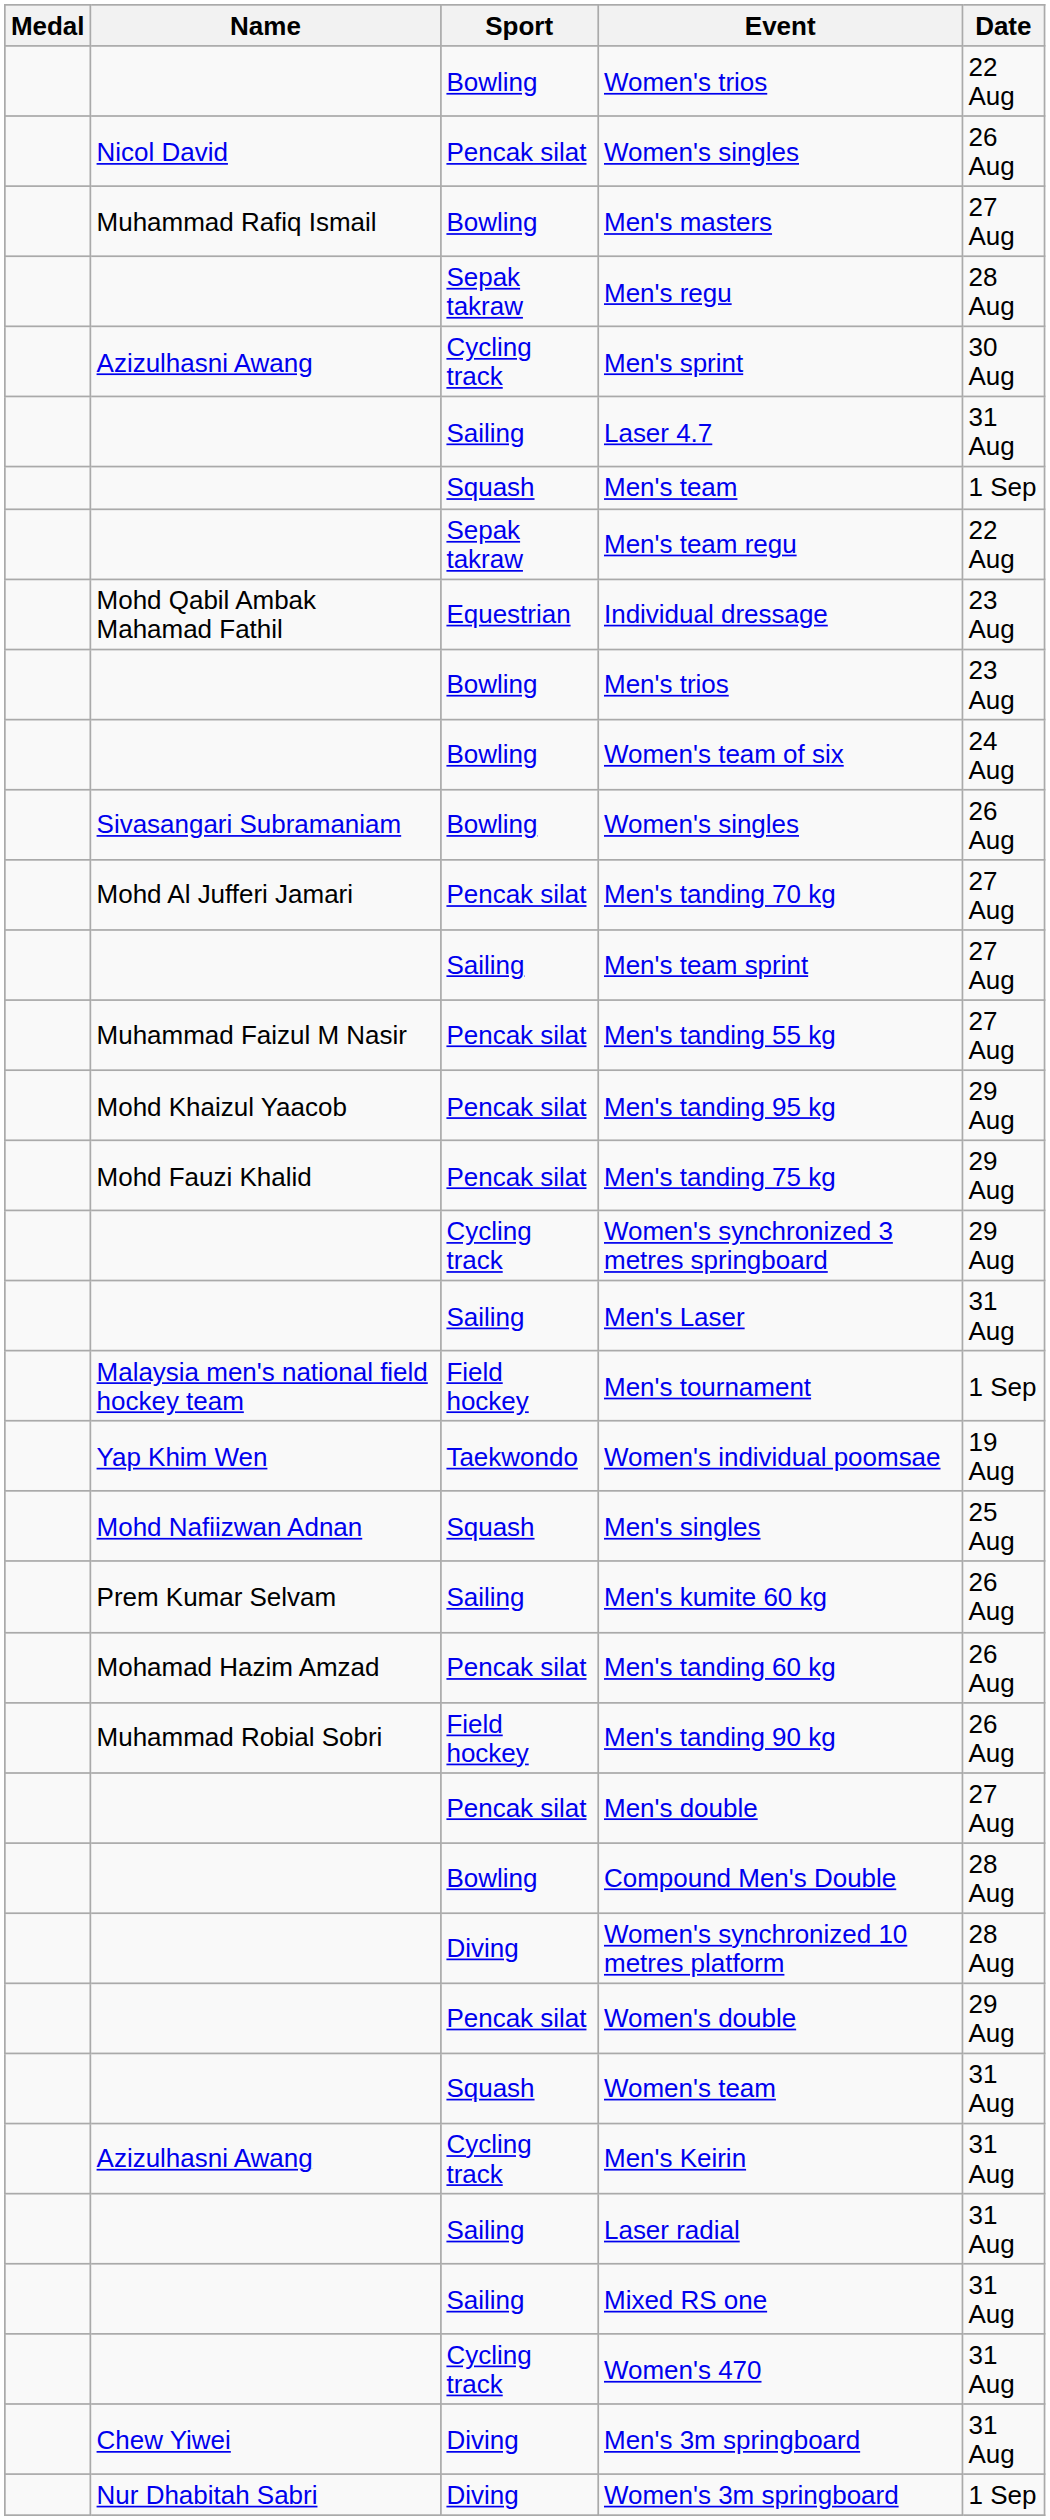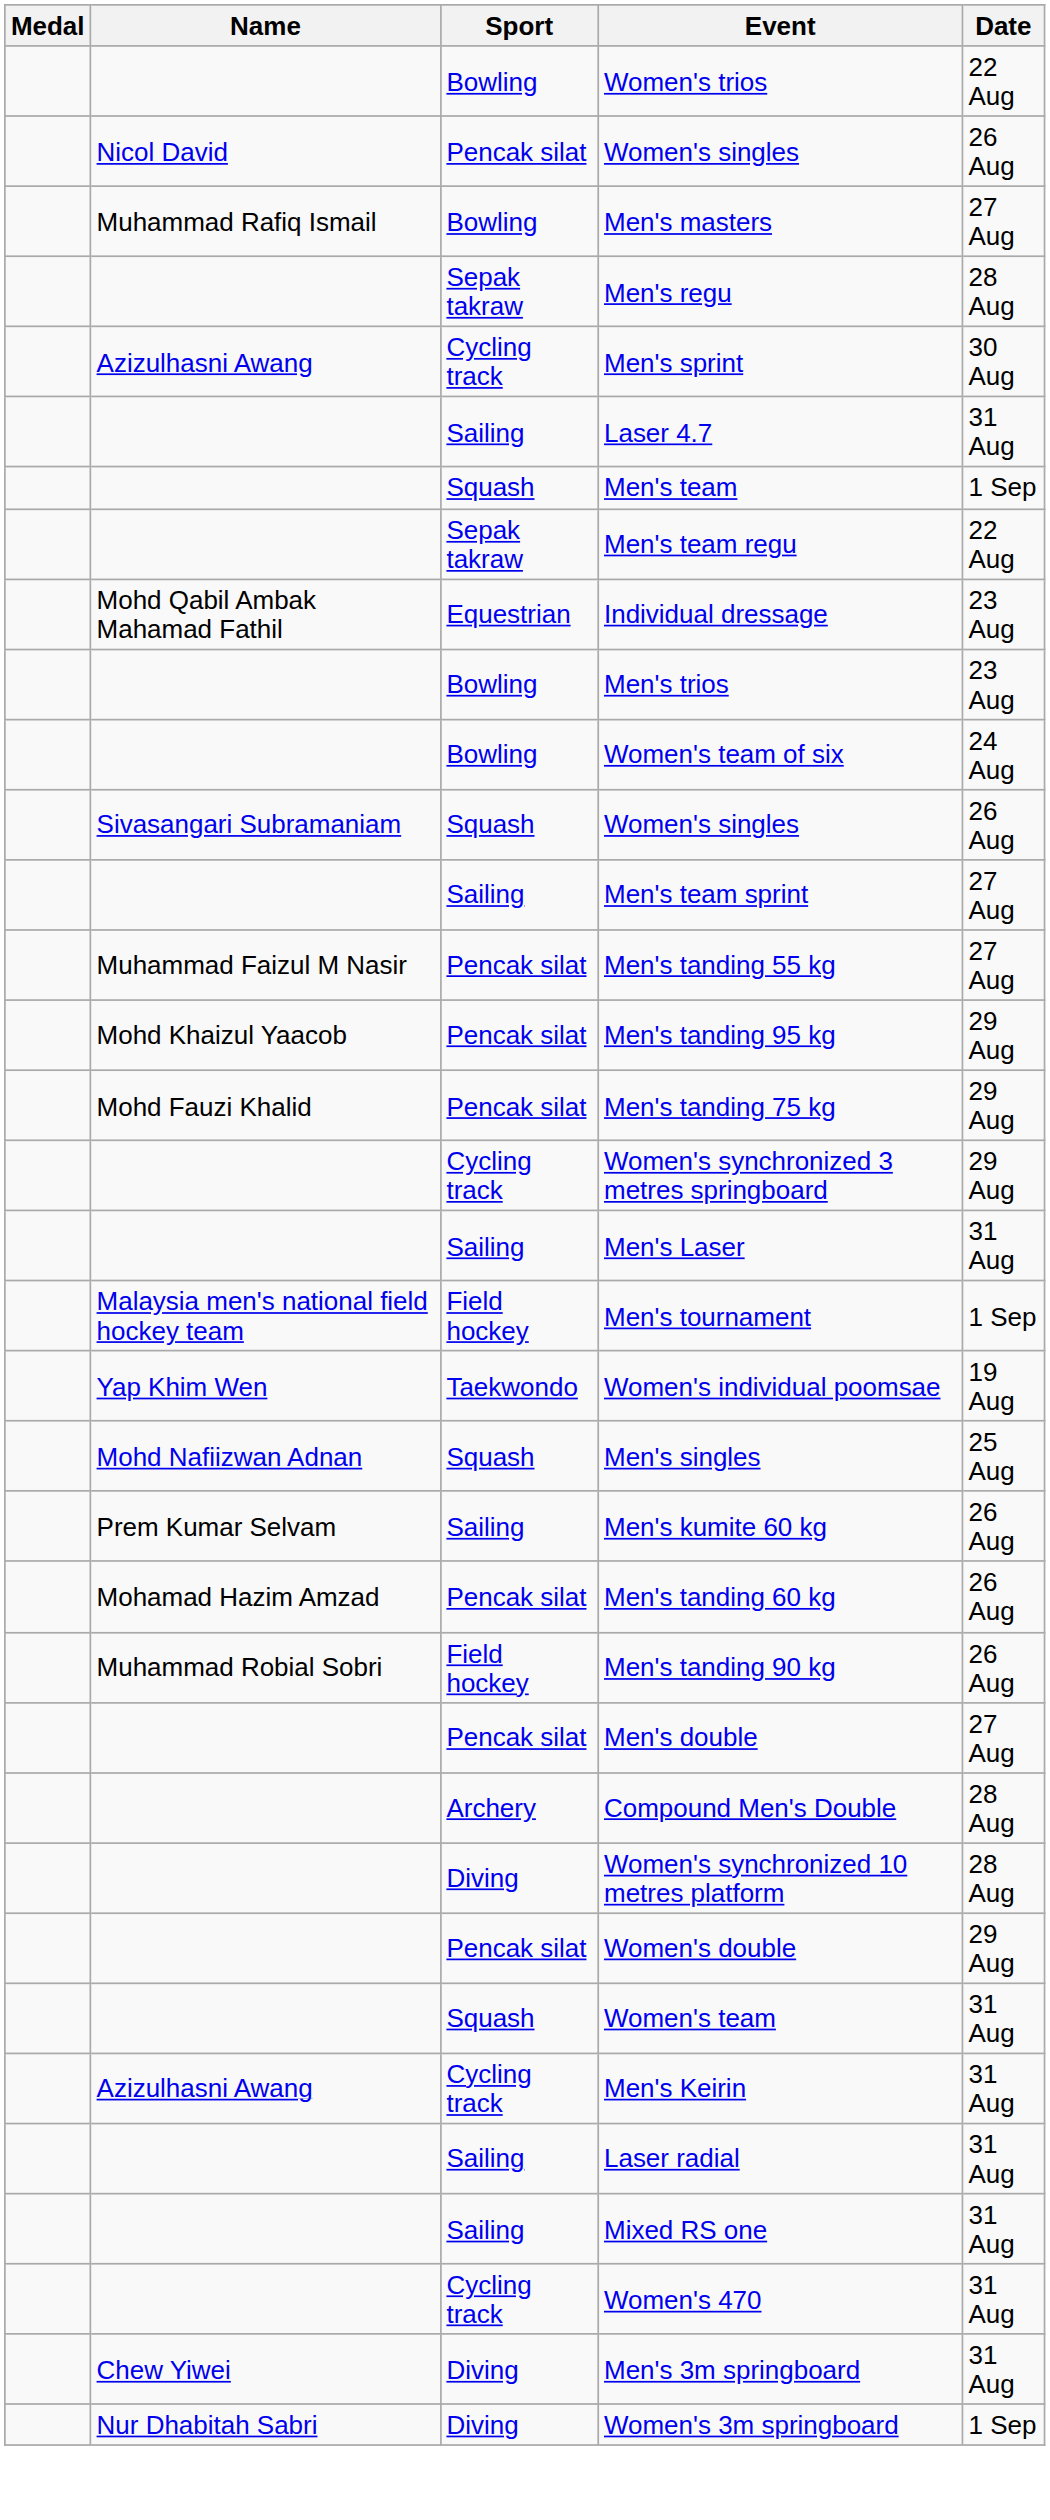(492, 825) Bowling -> (490, 825) Squash
- row: (225, 895)
(492, 1878) Bowling -> (491, 1808) Archery
